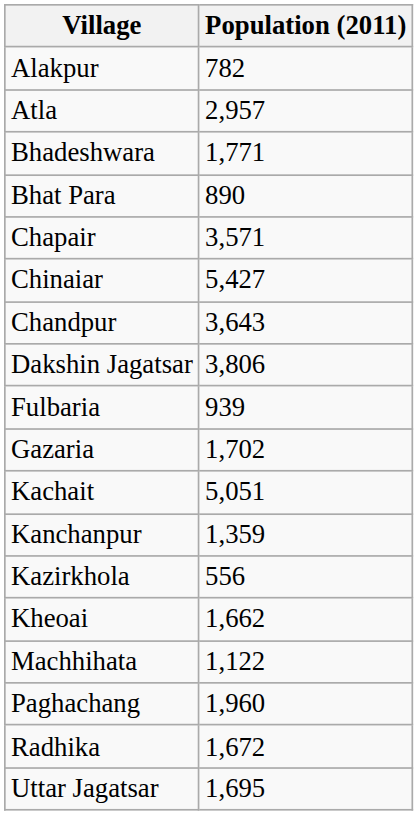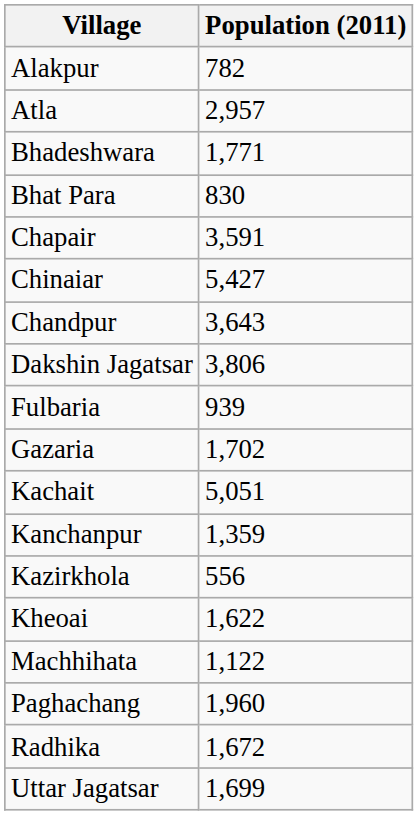(225, 195) 890 -> (225, 195) 830
(235, 237) 3,571 -> (235, 237) 3,591
(235, 618) 1,662 -> (235, 618) 1,622
(235, 788) 1,695 -> (235, 788) 1,699
